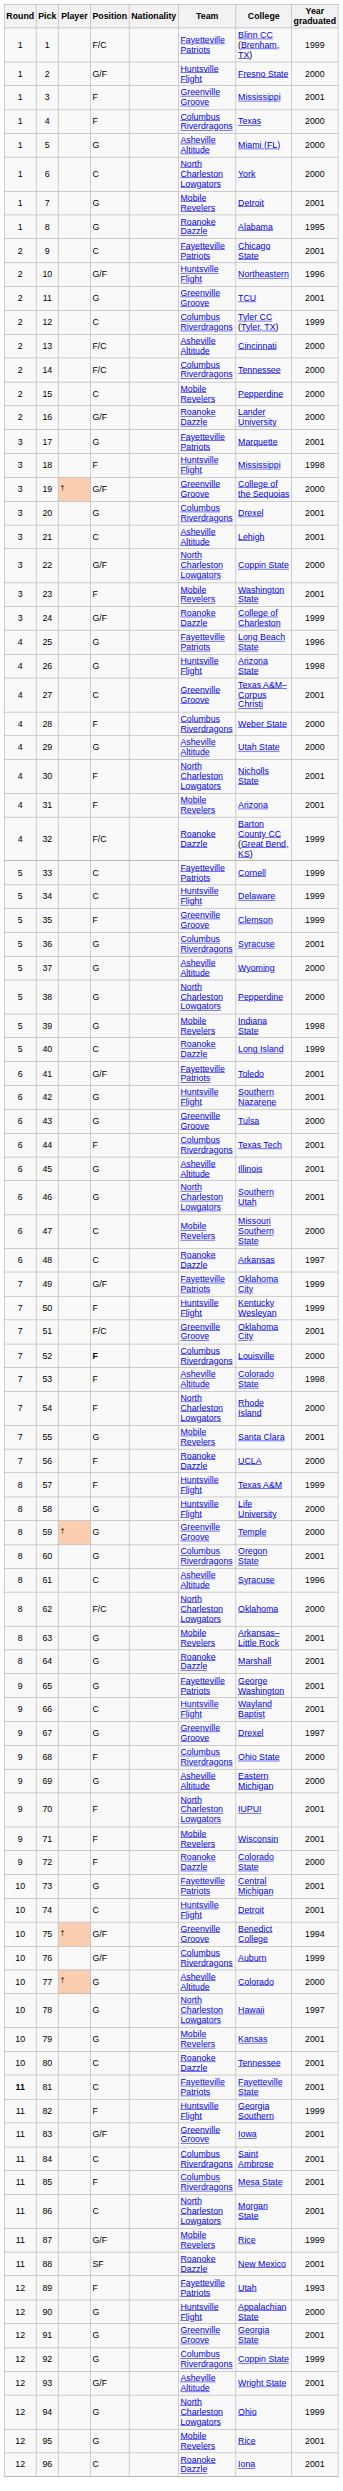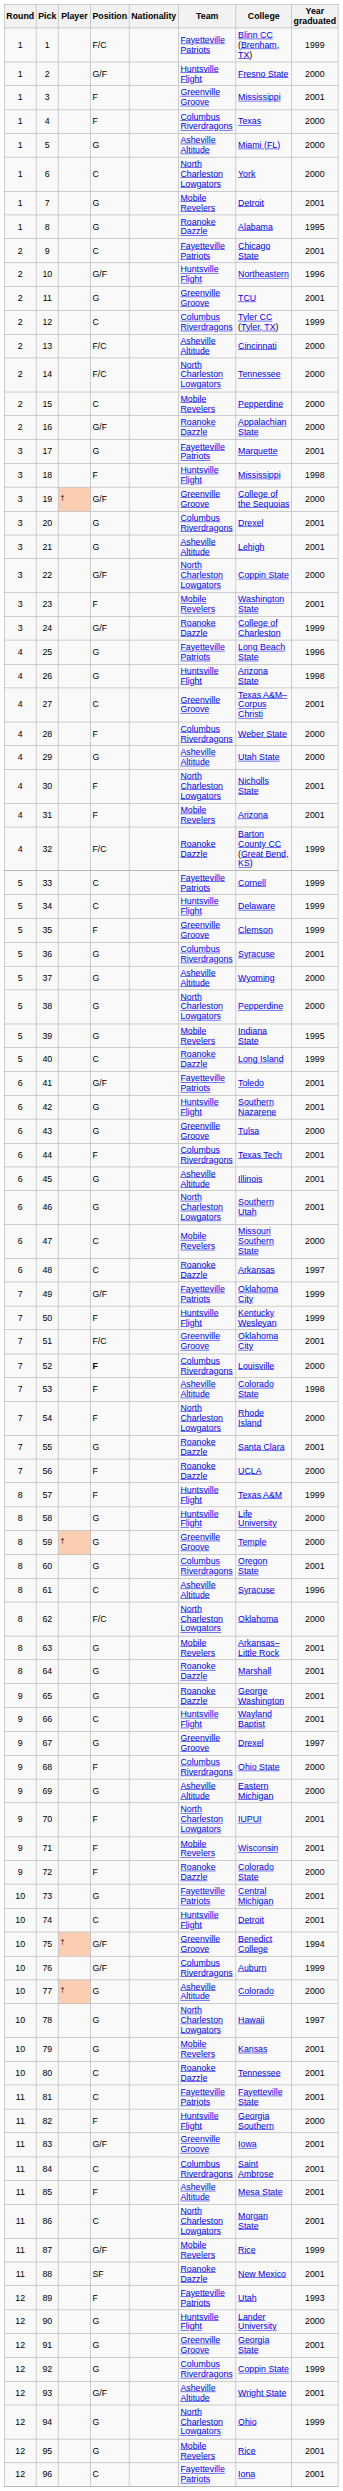(207, 370) Columbus Riverdragons -> (202, 375) North Charleston Lowgators
(257, 417) Lander University -> (262, 427) Appalachian State
(96, 537) C -> (96, 547) G
(315, 1026) 1998 -> (315, 1035) 1995
(198, 1437) Mobile Revelers -> (198, 1447) Roanoke Dazzle
(203, 1685) Fayetteville Patriots -> (198, 1695) Roanoke Dazzle
(20, 2087) bold -> (20, 2097) normal
(315, 2111) 1999 -> (315, 2121) 2000
(207, 2182) Columbus Riverdragons -> (198, 2192) Asheville Altitude
(262, 2311) Appalachian State -> (257, 2321) Lander University
(198, 2465) Roanoke Dazzle -> (203, 2474) Fayetteville Patriots
